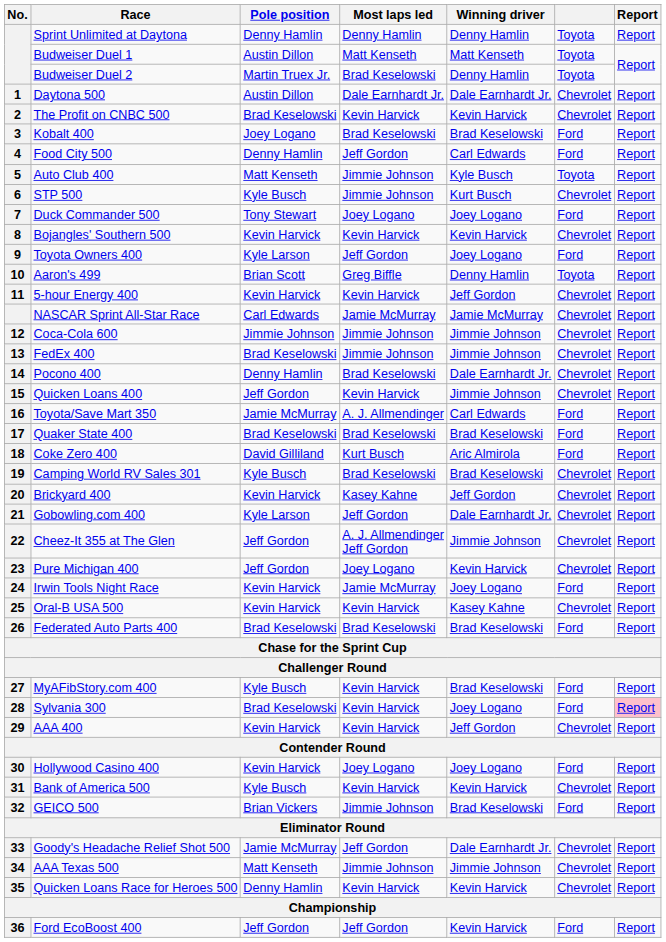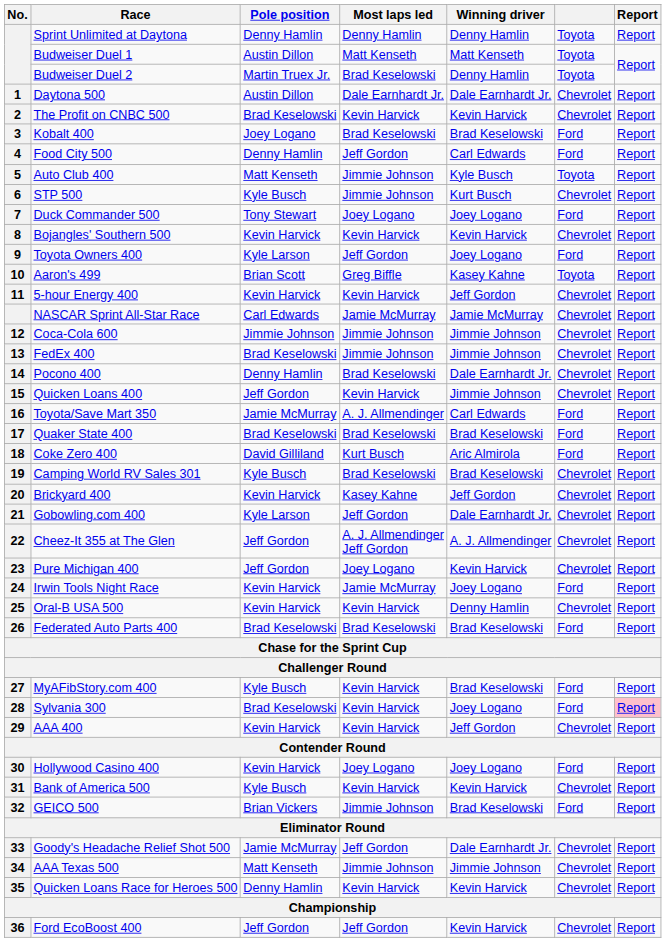(489, 274) Denny Hamlin -> (487, 274) Kasey Kahne
(495, 541) Jimmie Johnson -> (501, 541) A. J. Allmendinger
(487, 608) Kasey Kahne -> (489, 608) Denny Hamlin
(570, 927) Ford -> (584, 927) Chevrolet
